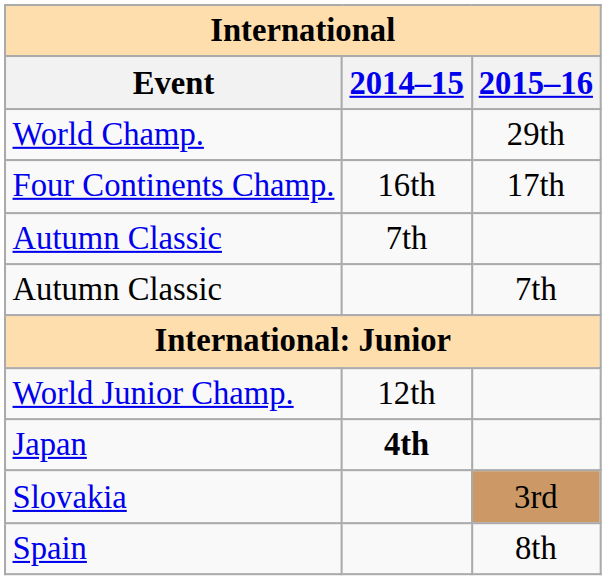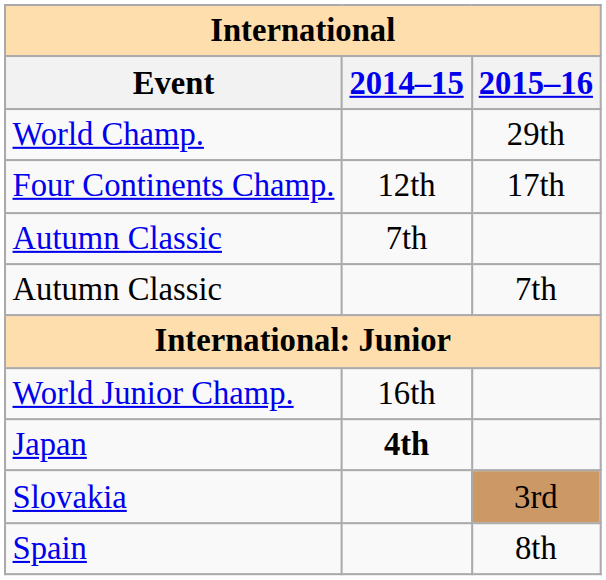(407, 185) 16th -> (407, 185) 12th
(407, 392) 12th -> (407, 392) 16th
